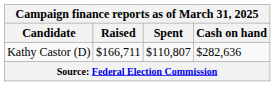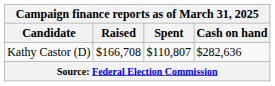(118, 52) $166,711 -> (118, 52) $166,708
